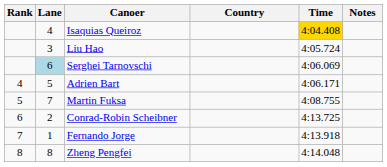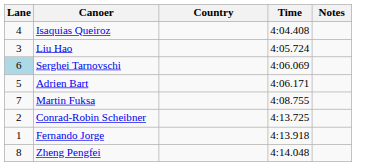- column: (20, 13)
(321, 30) gold background -> (290, 30) no background
